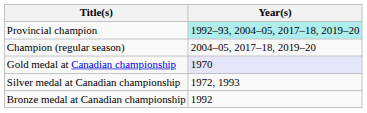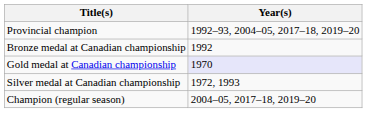(275, 30) paleturquoise background -> (275, 30) no background
rows swapped: (66, 47) <-> (96, 99)
